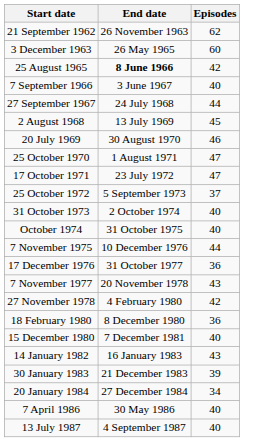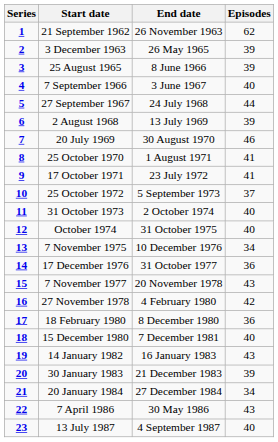+ column: (21, 13)
(215, 49) 60 -> (249, 49) 39
(144, 67) bold -> (179, 67) normal
(215, 67) 42 -> (249, 67) 39
(215, 121) 45 -> (249, 121) 39
(215, 157) 47 -> (249, 157) 41
(215, 175) 47 -> (249, 175) 41
(215, 247) 44 -> (249, 247) 34
(215, 409) 40 -> (249, 409) 43
